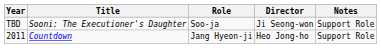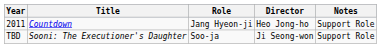rows swapped: (16, 37) <-> (13, 24)
